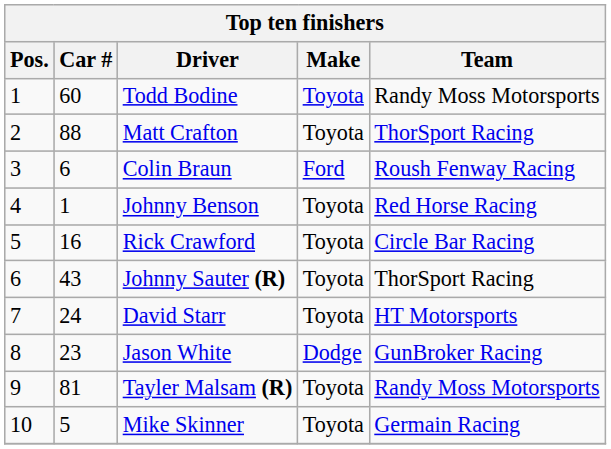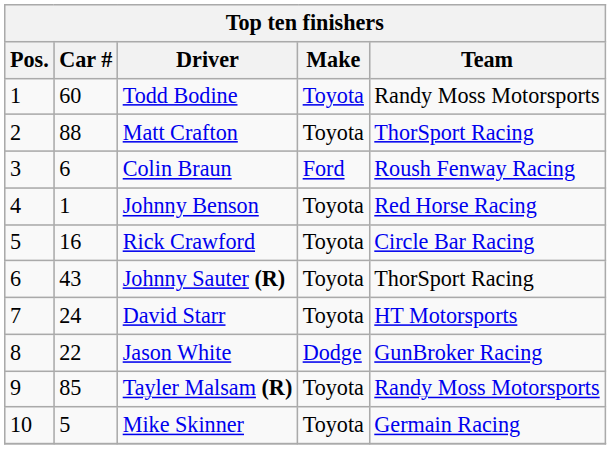(70, 352) 23 -> (70, 352) 22
(70, 388) 81 -> (70, 388) 85
